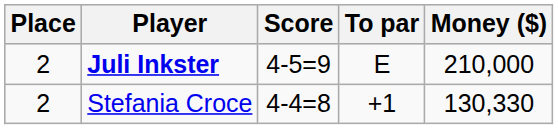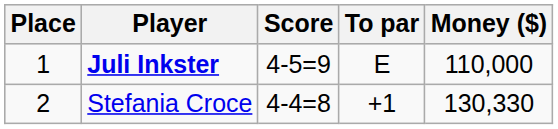(43, 63) 2 -> (43, 63) 1
(489, 63) 210,000 -> (489, 63) 110,000
